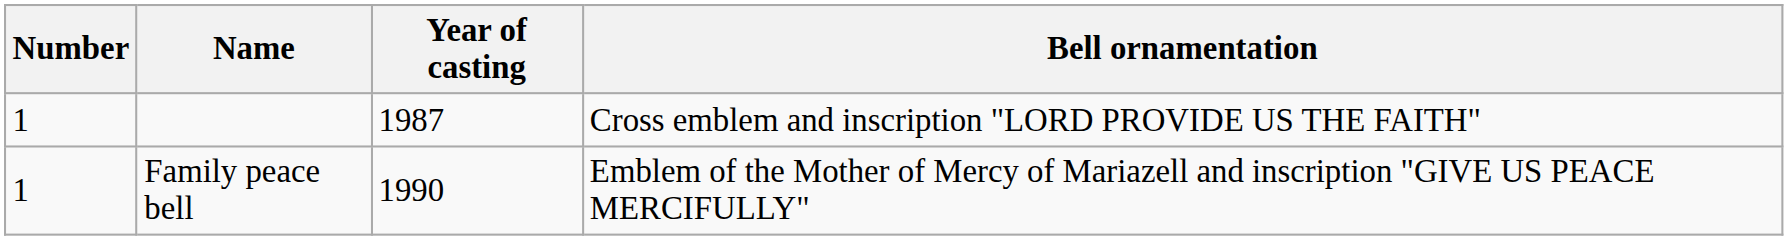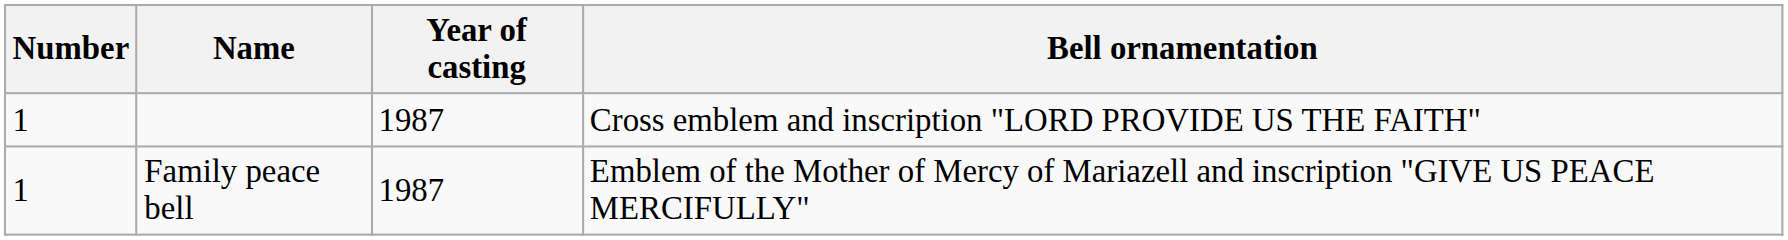(411, 189) 1990 -> (411, 189) 1987
